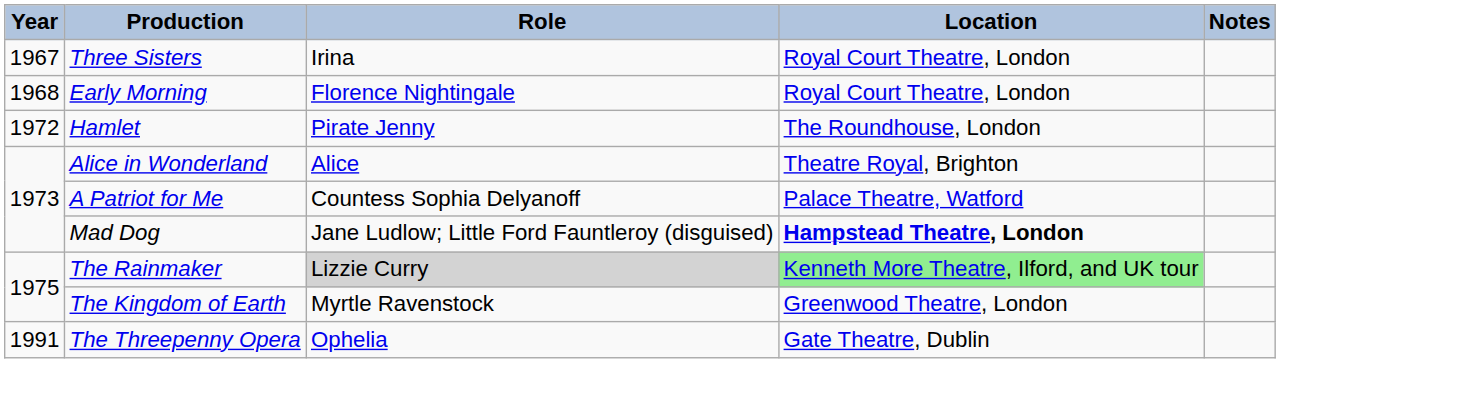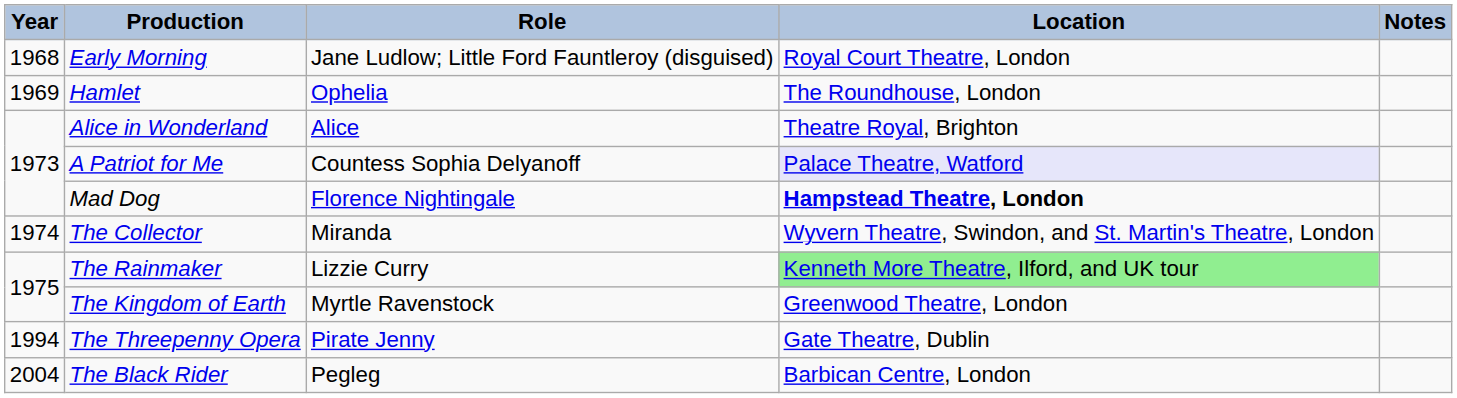- row: (136, 57)
(413, 92) Florence Nightingale -> (542, 57) Jane Ludlow; Little Ford Fauntleroy (disguised)
(35, 127) 1972 -> (35, 92) 1969
(373, 127) Pirate Jenny -> (349, 92) Ophelia
(904, 198) no background -> (904, 163) lavender background
(542, 233) Jane Ludlow; Little Ford Fauntleroy (disguised) -> (413, 198) Florence Nightingale
+ row: (136, 233)
(370, 269) lightgrey background -> (370, 269) no background
(35, 339) 1991 -> (35, 339) 1994
(349, 339) Ophelia -> (373, 339) Pirate Jenny
+ row: (149, 374)
